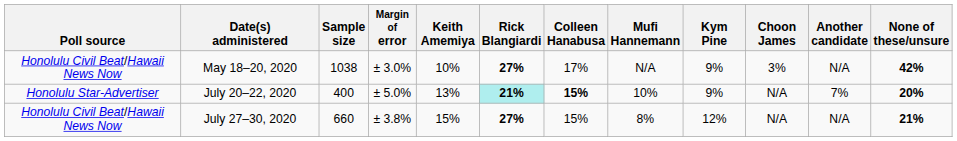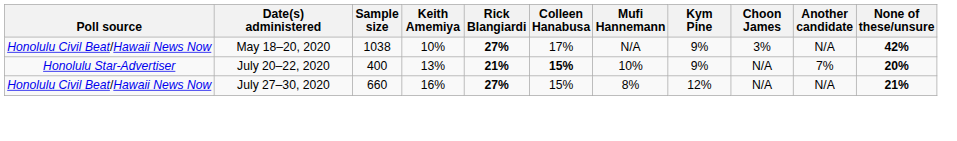- column: (392, 28)
(512, 93) paleturquoise background -> (497, 66) no background
(448, 119) 15% -> (433, 85) 16%
